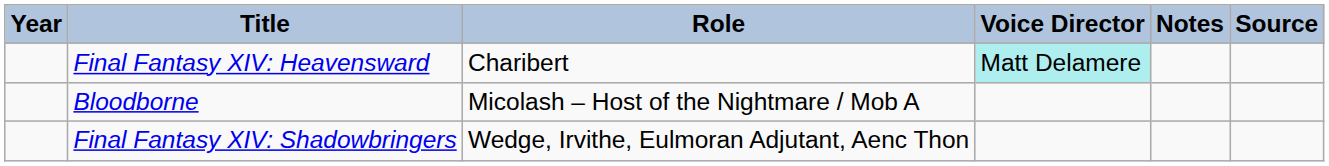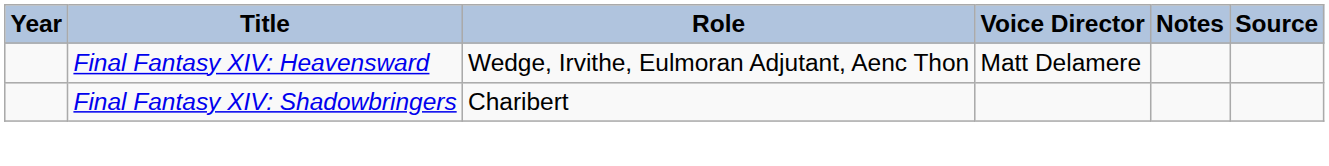(518, 62) Charibert -> (719, 62) Wedge, Irvithe, Eulmoran Adjutant, Aenc Thon
(1061, 62) paleturquoise background -> (1061, 62) no background
- row: (136, 101)
(719, 140) Wedge, Irvithe, Eulmoran Adjutant, Aenc Thon -> (518, 101) Charibert
